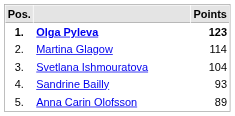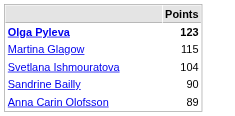- column: (19, 14)
(218, 50) 114 -> (190, 50) 115
(221, 85) 93 -> (192, 85) 90
